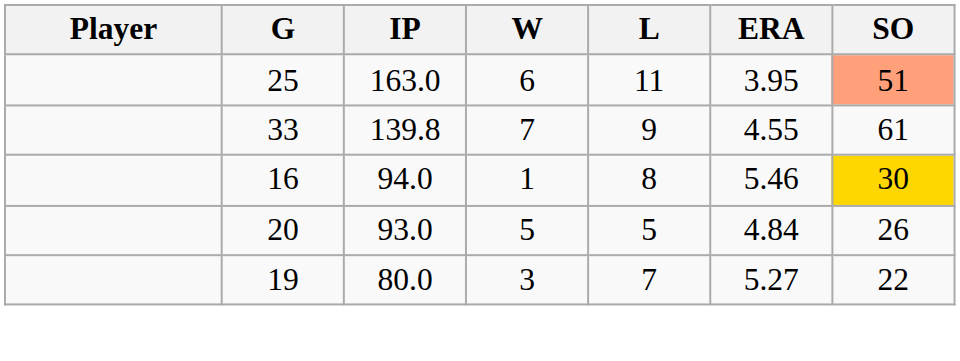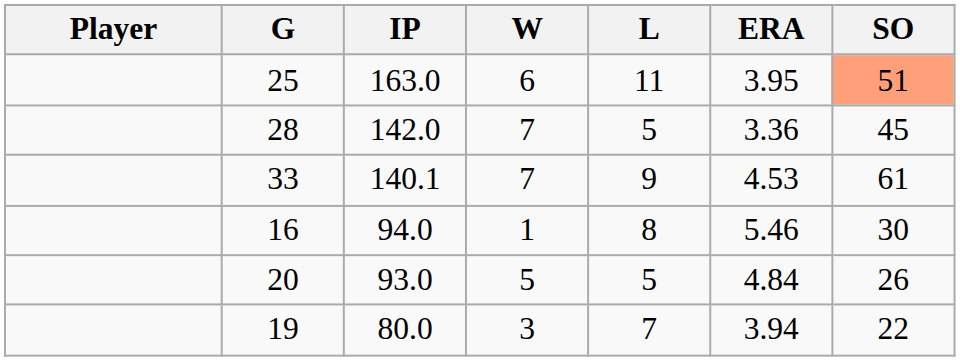+ row: (283, 129)
(405, 129) 139.8 -> (405, 179) 140.1
(771, 129) 4.55 -> (771, 179) 4.53
(893, 179) gold background -> (893, 229) no background
(771, 279) 5.27 -> (771, 329) 3.94
